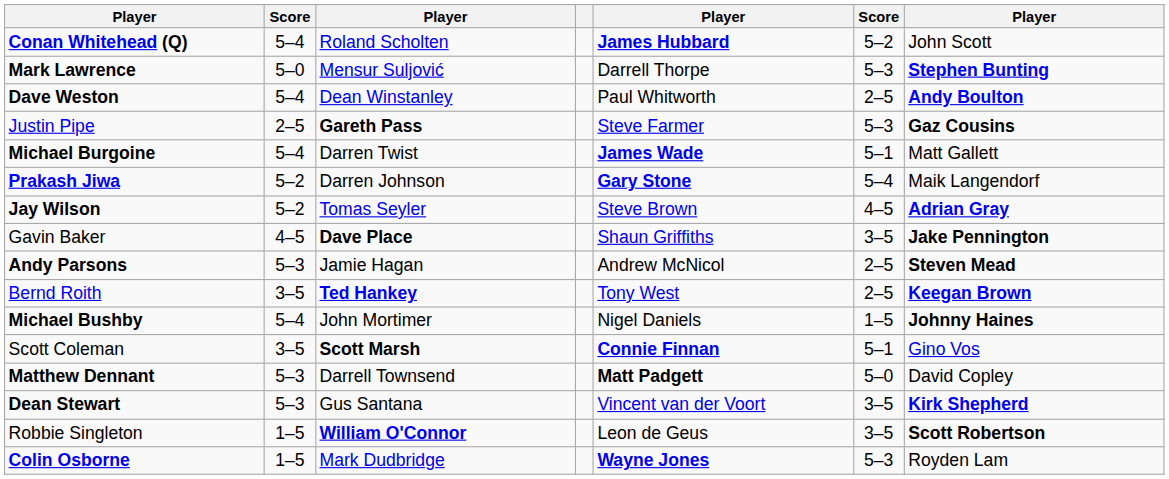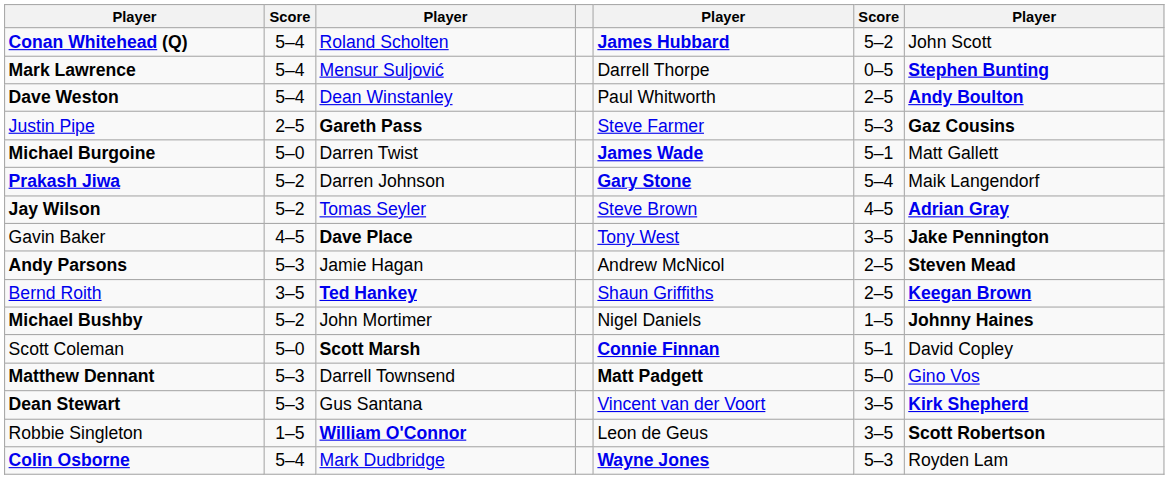(290, 69) 5–0 -> (290, 69) 5–4
(879, 69) 5–3 -> (879, 69) 0–5
(290, 153) 5–4 -> (290, 153) 5–0
(655, 237) Shaun Griffiths -> (638, 237) Tony West
(638, 293) Tony West -> (655, 293) Shaun Griffiths
(290, 321) 5–4 -> (290, 321) 5–2
(290, 348) 3–5 -> (290, 348) 5–0
(944, 348) Gino Vos -> (961, 348) David Copley
(961, 376) David Copley -> (944, 376) Gino Vos
(290, 460) 1–5 -> (290, 460) 5–4
